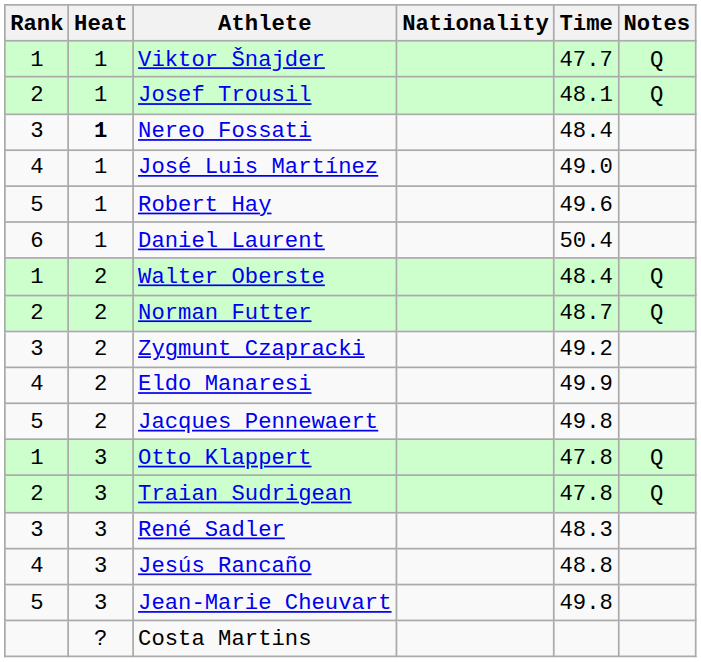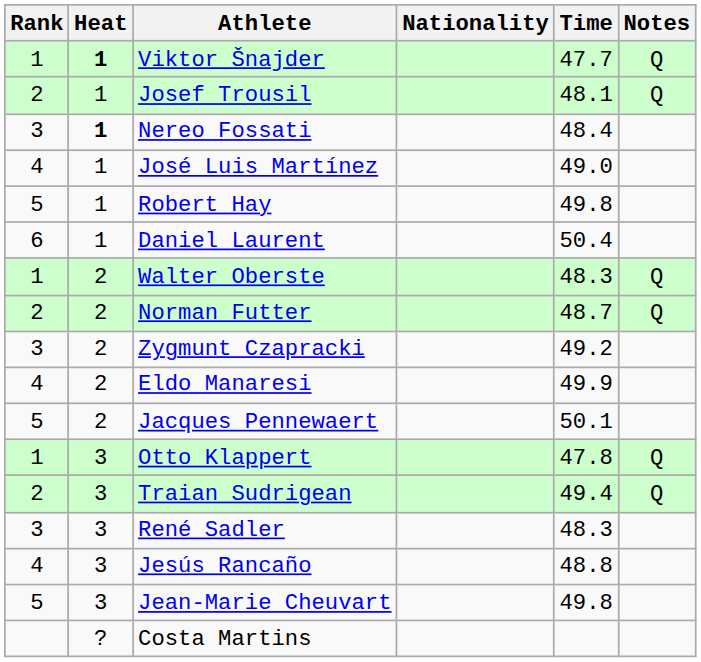(101, 59) normal -> (101, 59) bold
(586, 204) 49.6 -> (586, 204) 49.8
(586, 277) 48.4 -> (586, 277) 48.3
(586, 422) 49.8 -> (586, 422) 50.1
(586, 494) 47.8 -> (586, 494) 49.4
